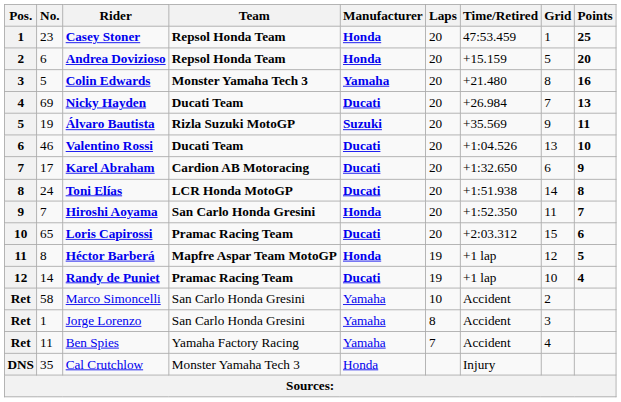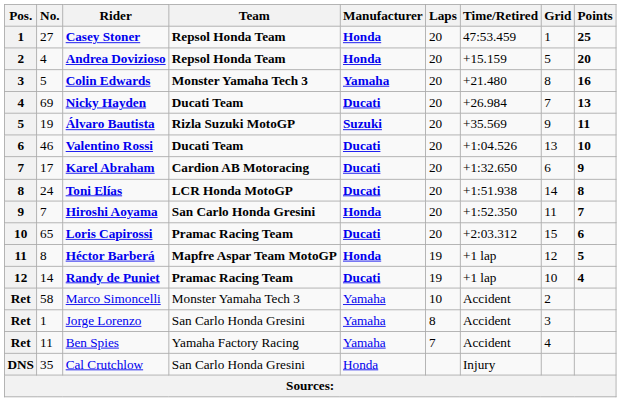(47, 37) 23 -> (47, 37) 27
(43, 59) 6 -> (43, 59) 4
(238, 299) San Carlo Honda Gresini -> (236, 299) Monster Yamaha Tech 3
(236, 364) Monster Yamaha Tech 3 -> (238, 364) San Carlo Honda Gresini
